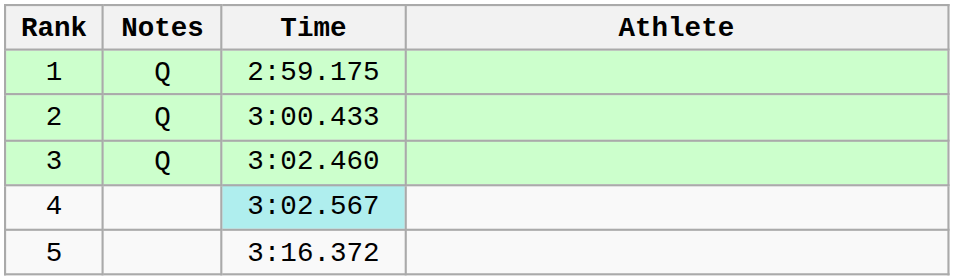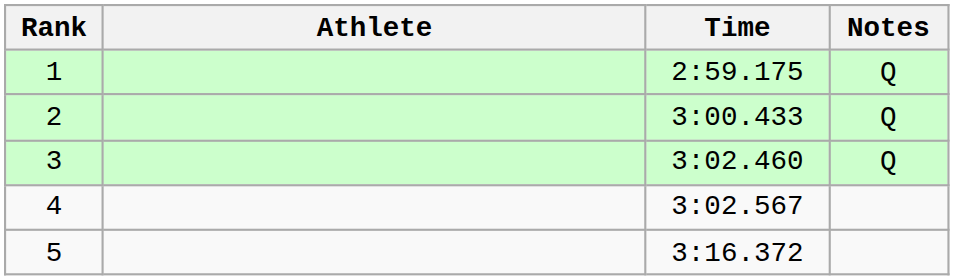columns swapped: (676, 28) <-> (163, 28)
(313, 207) paleturquoise background -> (737, 207) no background
